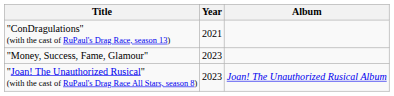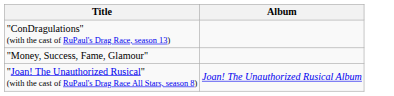- column: (212, 12)
